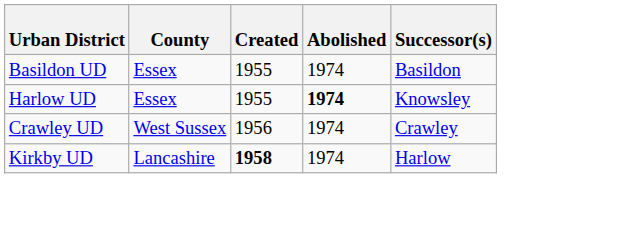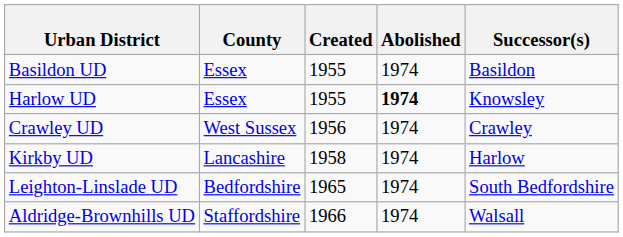(253, 157) bold -> (328, 157) normal
+ row: (93, 187)
+ row: (102, 216)
